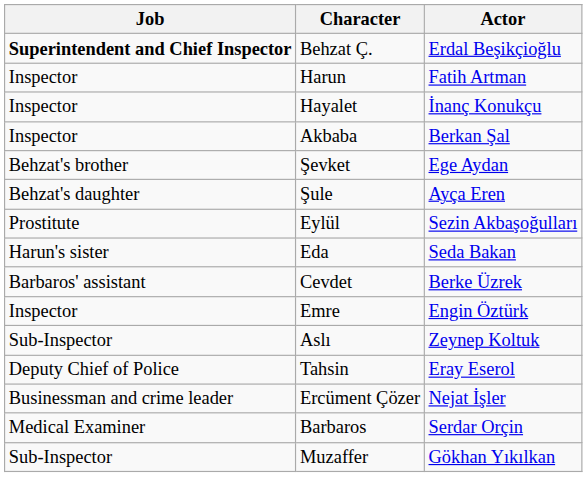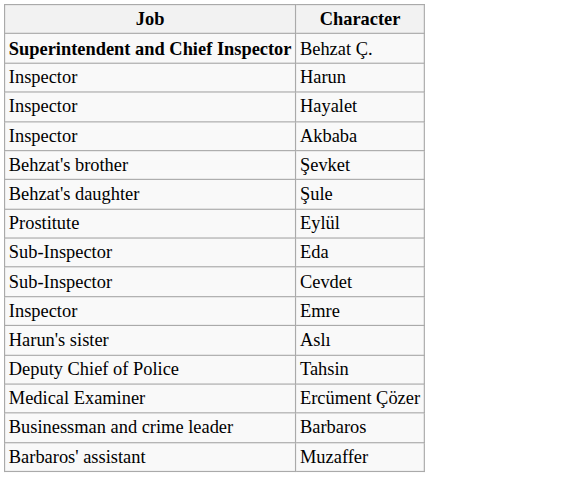- column: (503, 19)
(59, 252) Harun's sister -> (60, 252) Sub-Inspector
(77, 281) Barbaros' assistant -> (60, 281) Sub-Inspector
(60, 340) Sub-Inspector -> (59, 340) Harun's sister
(121, 398) Businessman and crime leader -> (77, 398) Medical Examiner
(77, 427) Medical Examiner -> (121, 427) Businessman and crime leader
(60, 456) Sub-Inspector -> (77, 456) Barbaros' assistant
